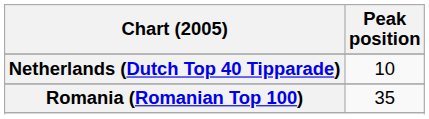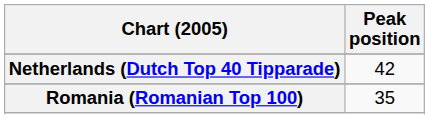(385, 68) 10 -> (385, 68) 42
